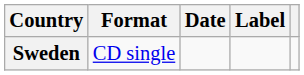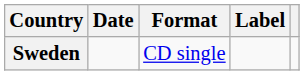columns swapped: (205, 20) <-> (134, 20)
